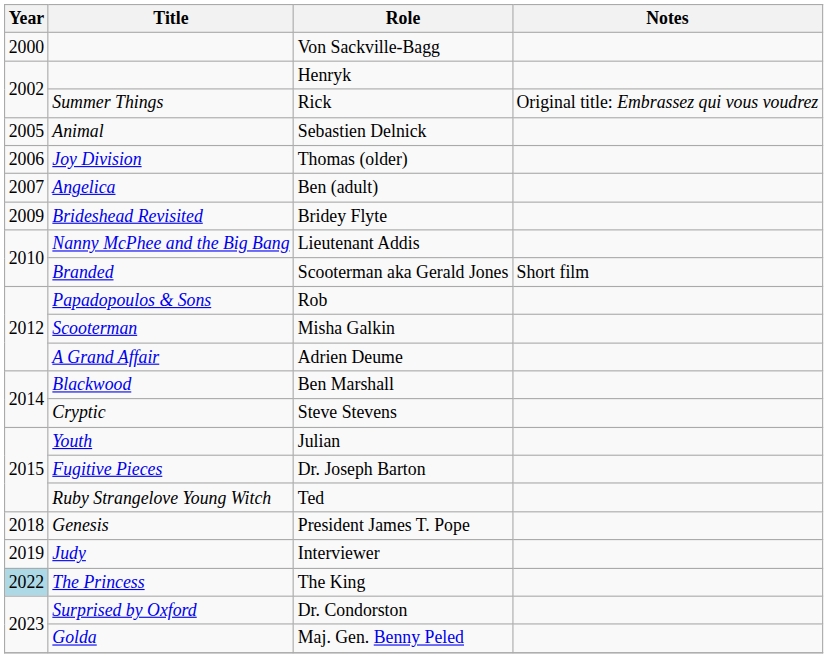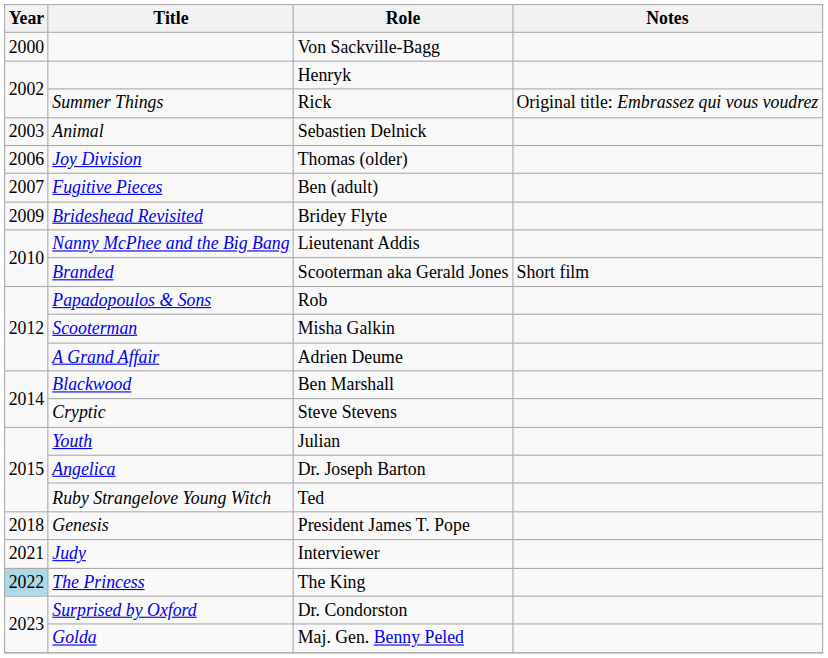(26, 131) 2005 -> (26, 131) 2003
(84, 187) Angelica -> (107, 187) Fugitive Pieces
(107, 469) Fugitive Pieces -> (84, 469) Angelica
(26, 553) 2019 -> (26, 553) 2021
